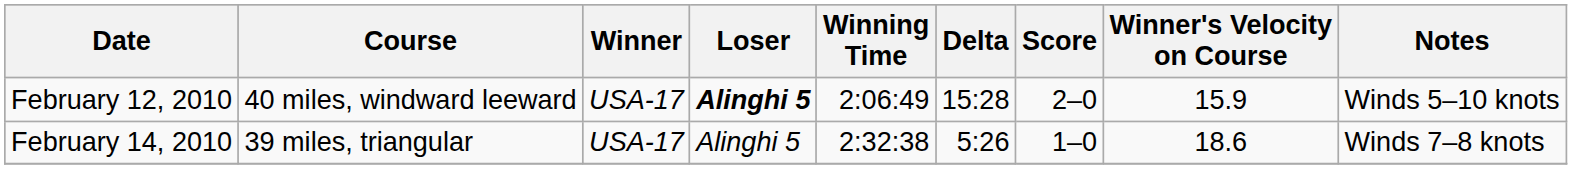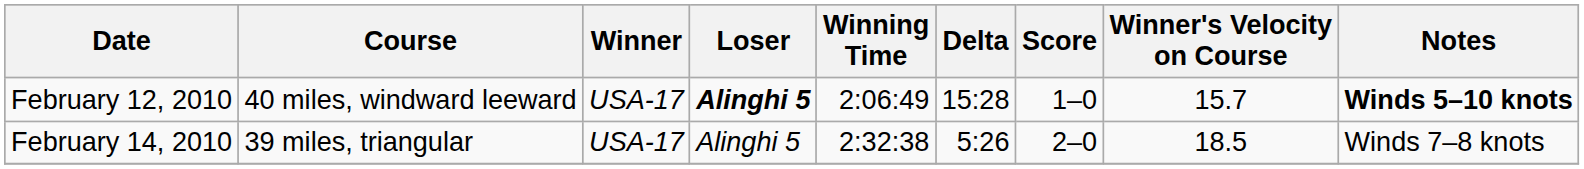(1074, 99) 2–0 -> (1074, 99) 1–0
(1221, 99) 15.9 -> (1221, 99) 15.7
(1452, 99) normal -> (1459, 99) bold
(1074, 142) 1–0 -> (1074, 142) 2–0
(1221, 142) 18.6 -> (1221, 142) 18.5
